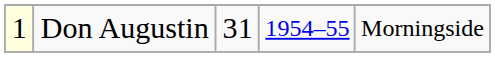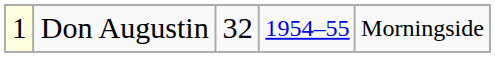(238, 28) 31 -> (238, 28) 32
